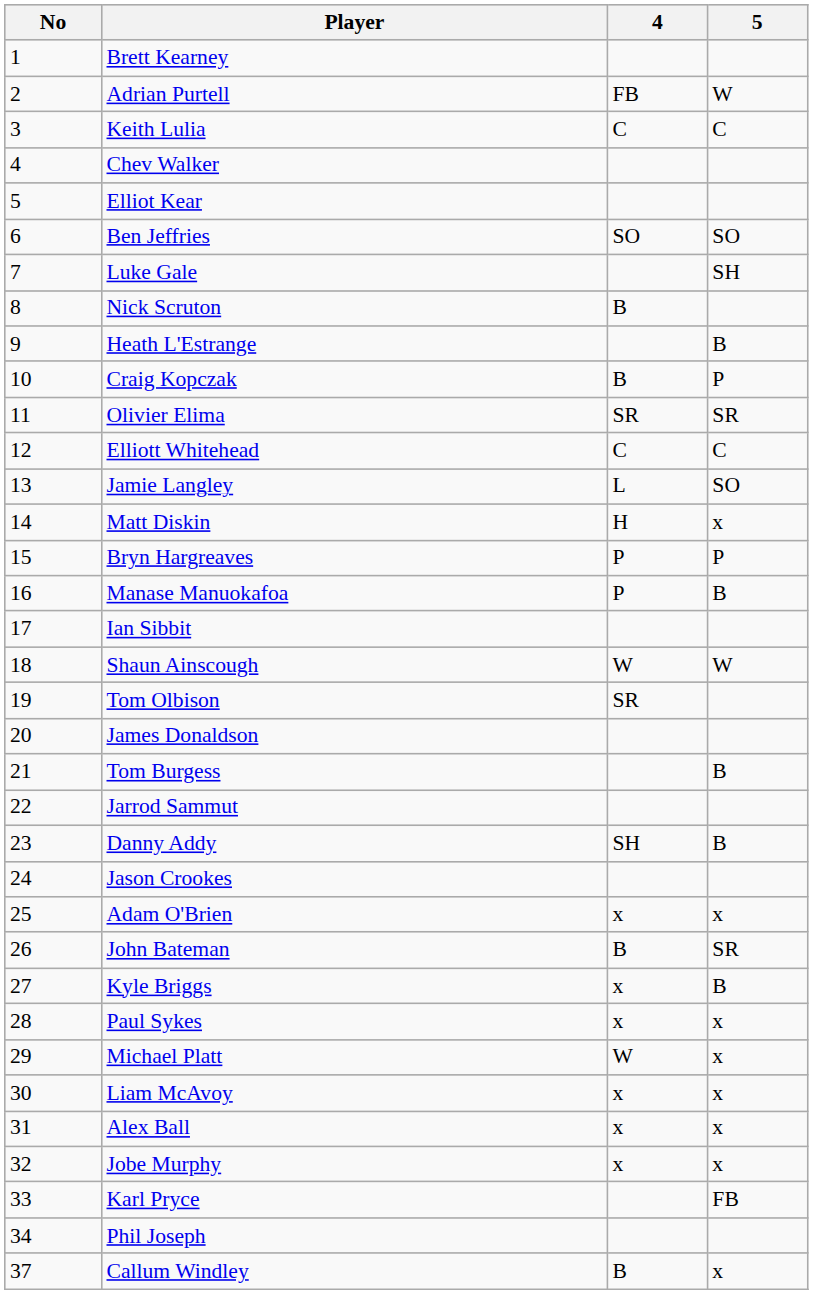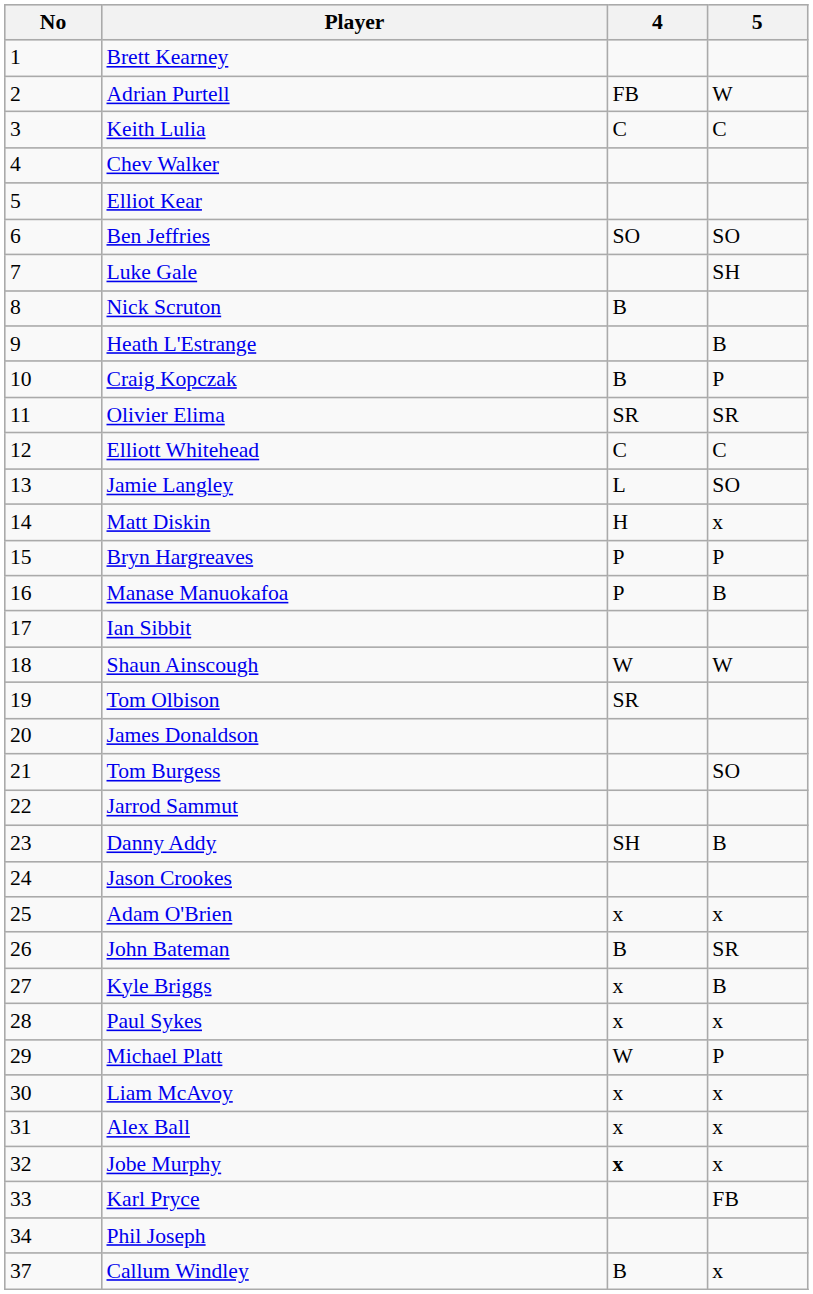(720, 771) B -> (726, 771) SO
(718, 1056) x -> (718, 1056) P
(618, 1163) normal -> (618, 1163) bold
